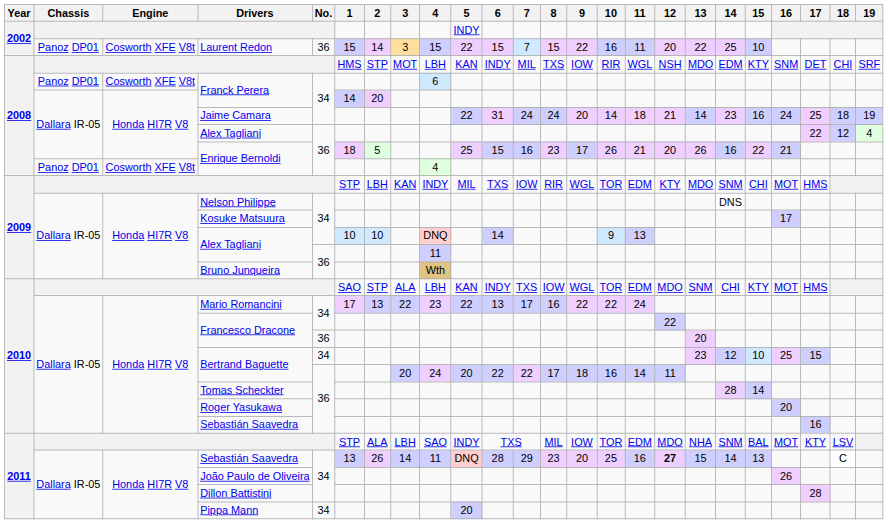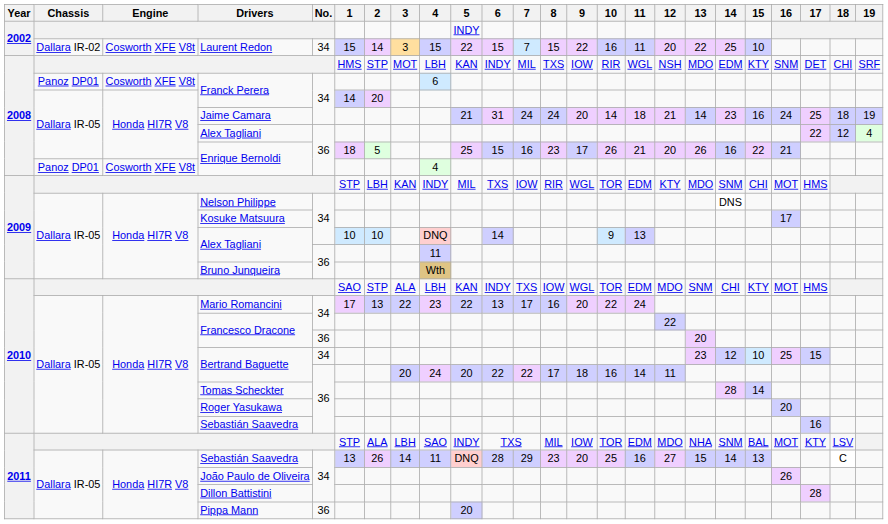(68, 47) Panoz DP01 -> (68, 47) Dallara IR-02
(324, 47) 36 -> (324, 47) 34
(467, 115) 22 -> (467, 115) 21
(582, 304) 22 -> (582, 304) 20
(670, 458) bold -> (670, 458) normal
(324, 510) 34 -> (324, 510) 36
